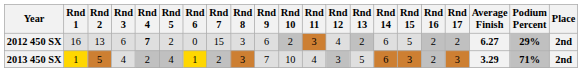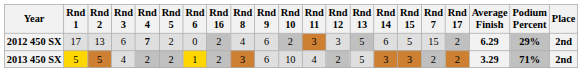columns swapped: (219, 18) <-> (433, 18)
(76, 41) 16 -> (76, 41) 17
(243, 41) 3 -> (243, 41) 4
(338, 41) 4 -> (338, 41) 3
(362, 41) 2 -> (362, 41) 5
(490, 41) 6.27 -> (490, 41) 6.29
(76, 58) 1 -> (76, 58) 5
(171, 58) 4 -> (171, 58) 2
(266, 58) 7 -> (266, 58) 6
(338, 58) 3 -> (338, 58) 2
(386, 58) 6 -> (386, 58) 3
(457, 58) 3 -> (457, 58) 2
